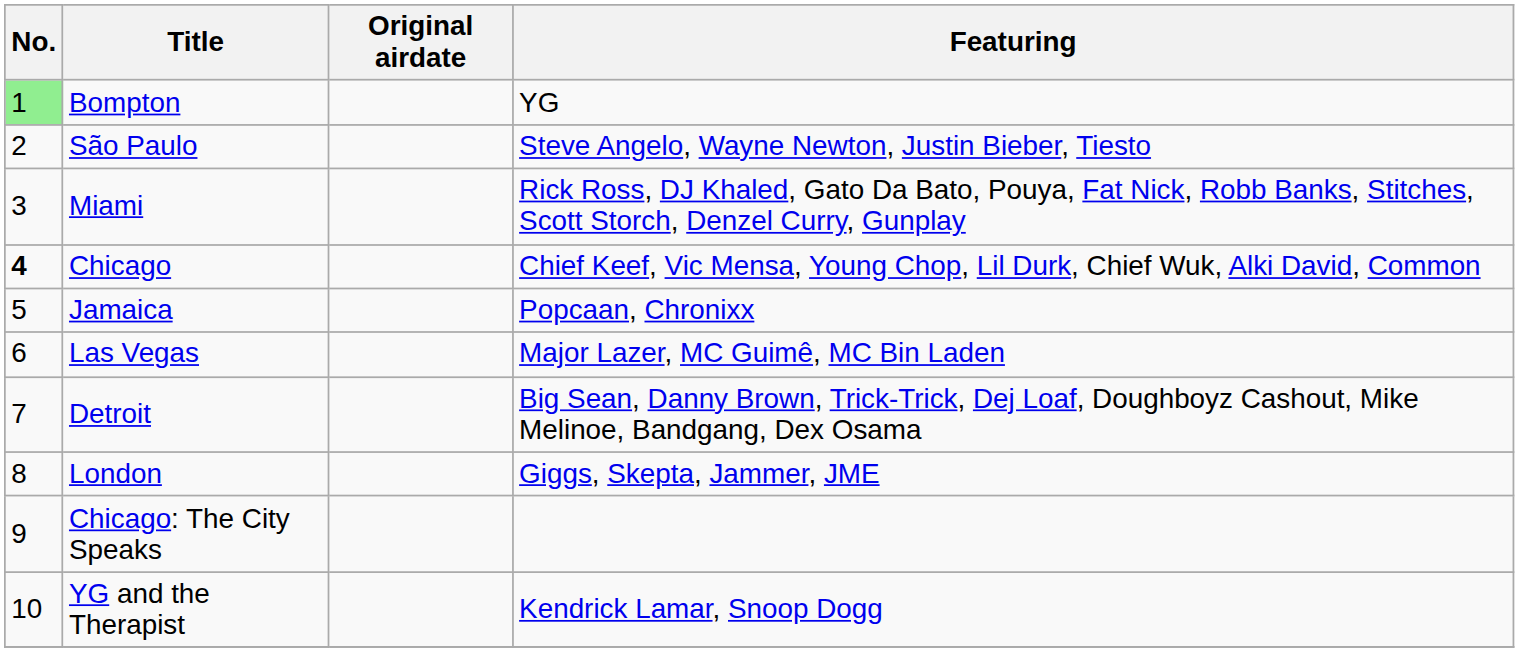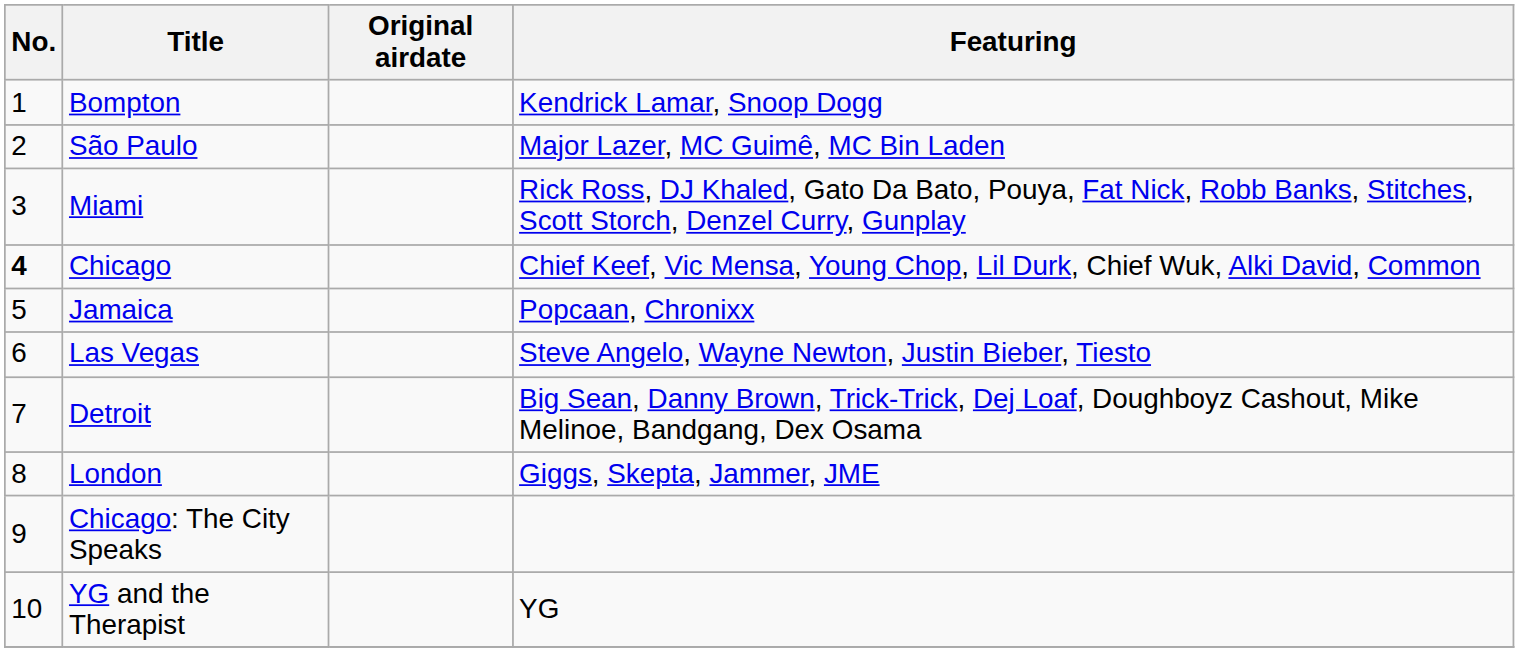(19, 102) lightgreen background -> (19, 102) no background
(539, 102) YG -> (701, 102) Kendrick Lamar, Snoop Dogg
(835, 146) Steve Angelo, Wayne Newton, Justin Bieber, Tiesto -> (762, 146) Major Lazer, MC Guimê, MC Bin Laden
(762, 354) Major Lazer, MC Guimê, MC Bin Laden -> (835, 354) Steve Angelo, Wayne Newton, Justin Bieber, Tiesto
(701, 609) Kendrick Lamar, Snoop Dogg -> (539, 609) YG
